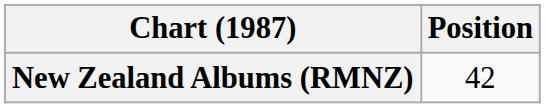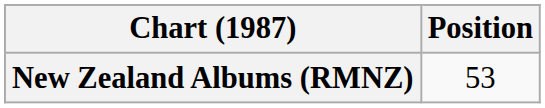(480, 77) 42 -> (480, 77) 53
